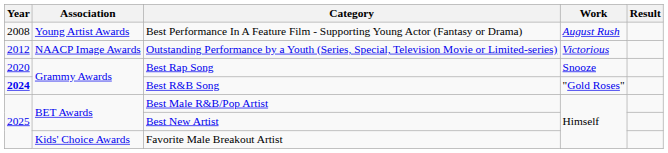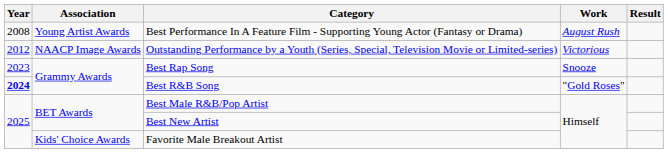(18, 67) 2020 -> (18, 67) 2023
